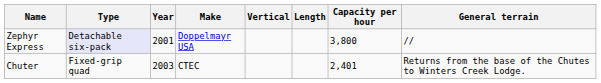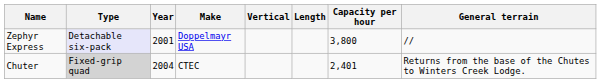(95, 66) no background -> (95, 66) lightgrey background
(163, 66) 2003 -> (163, 66) 2004
